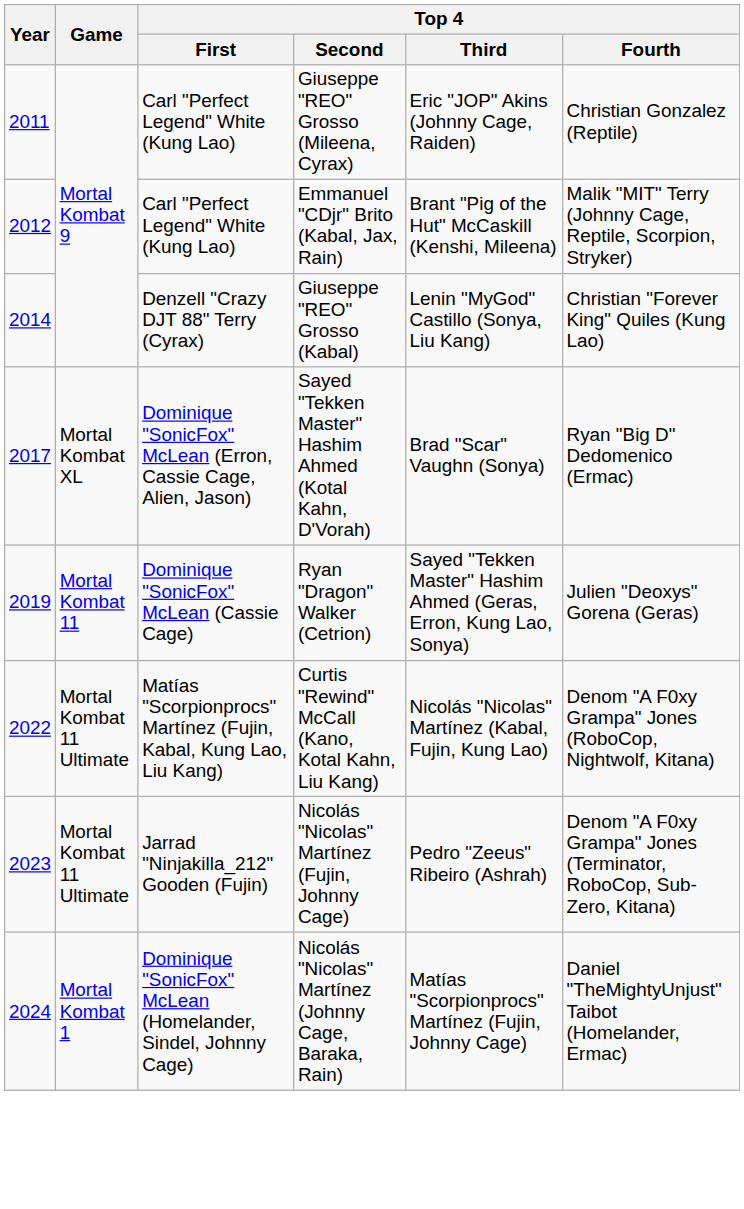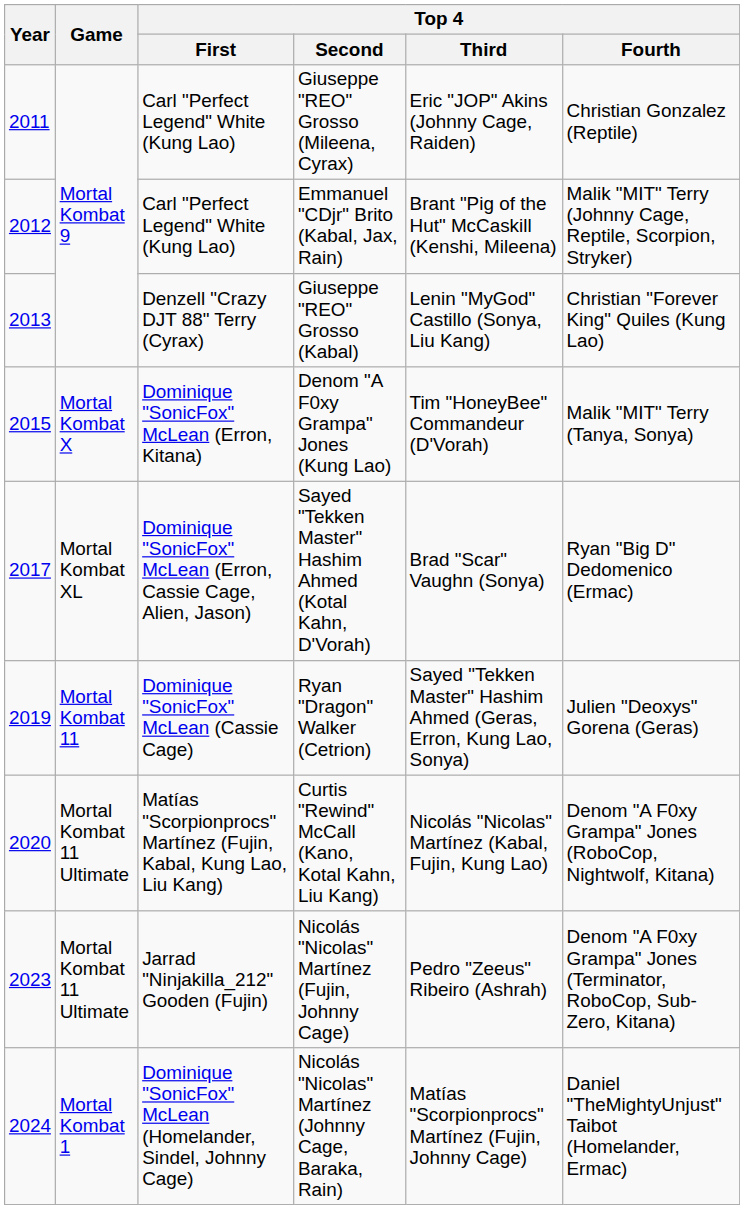(30, 319) 2014 -> (30, 319) 2013
+ row: (345, 424)
(30, 728) 2022 -> (30, 843) 2020
